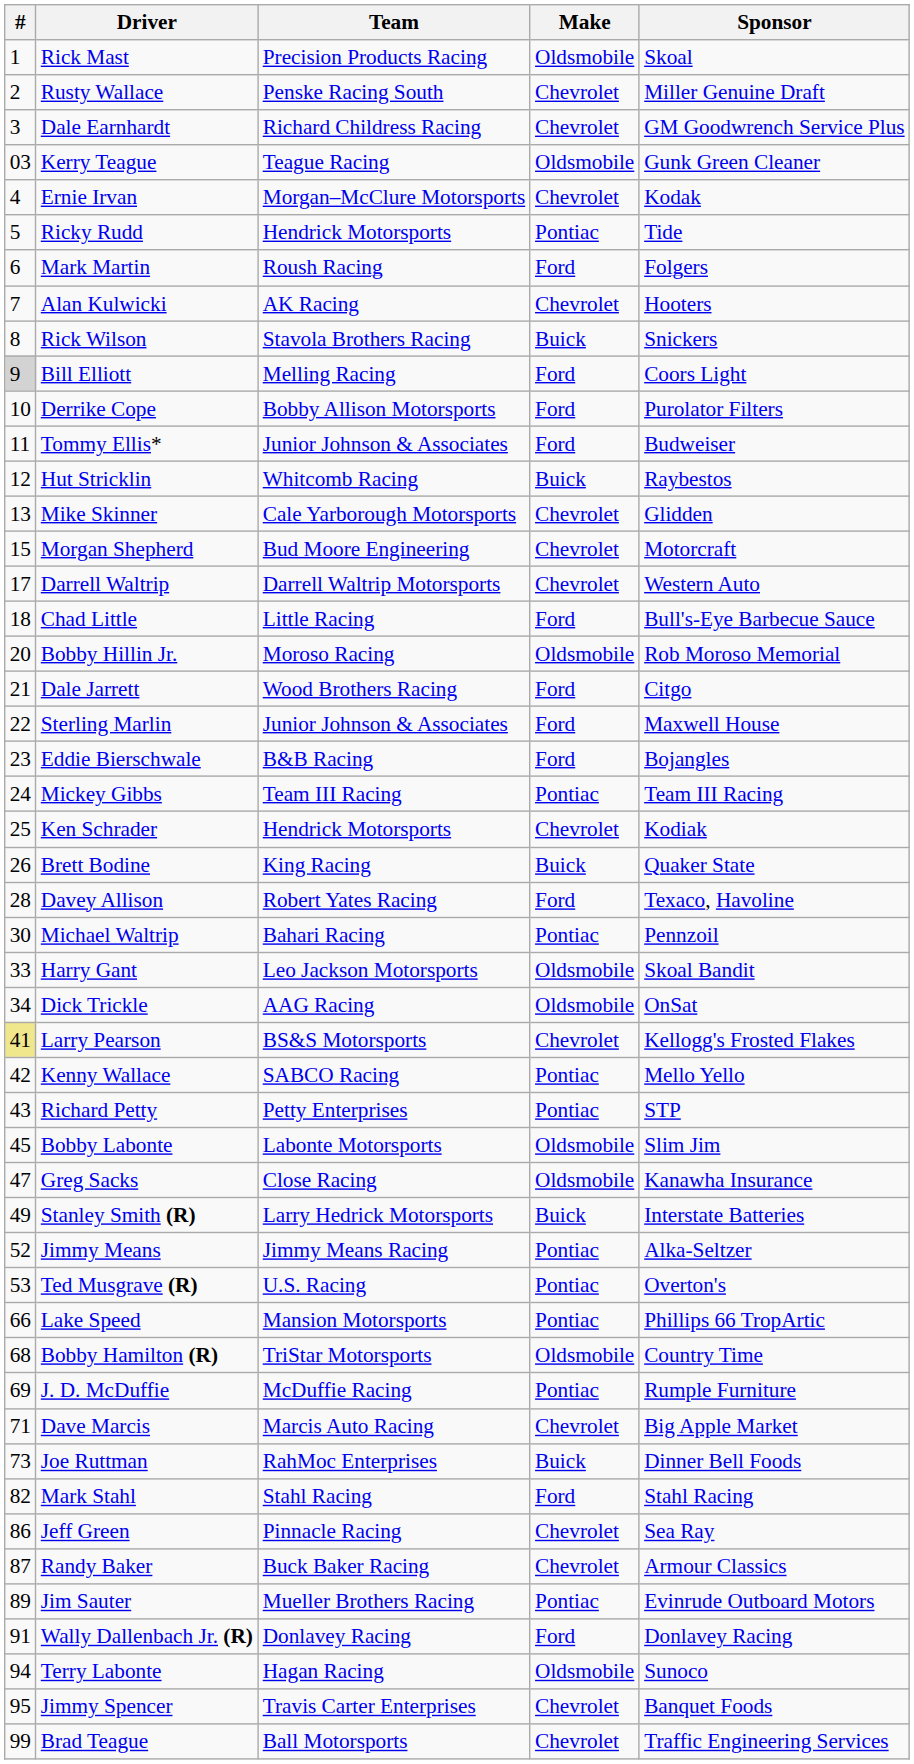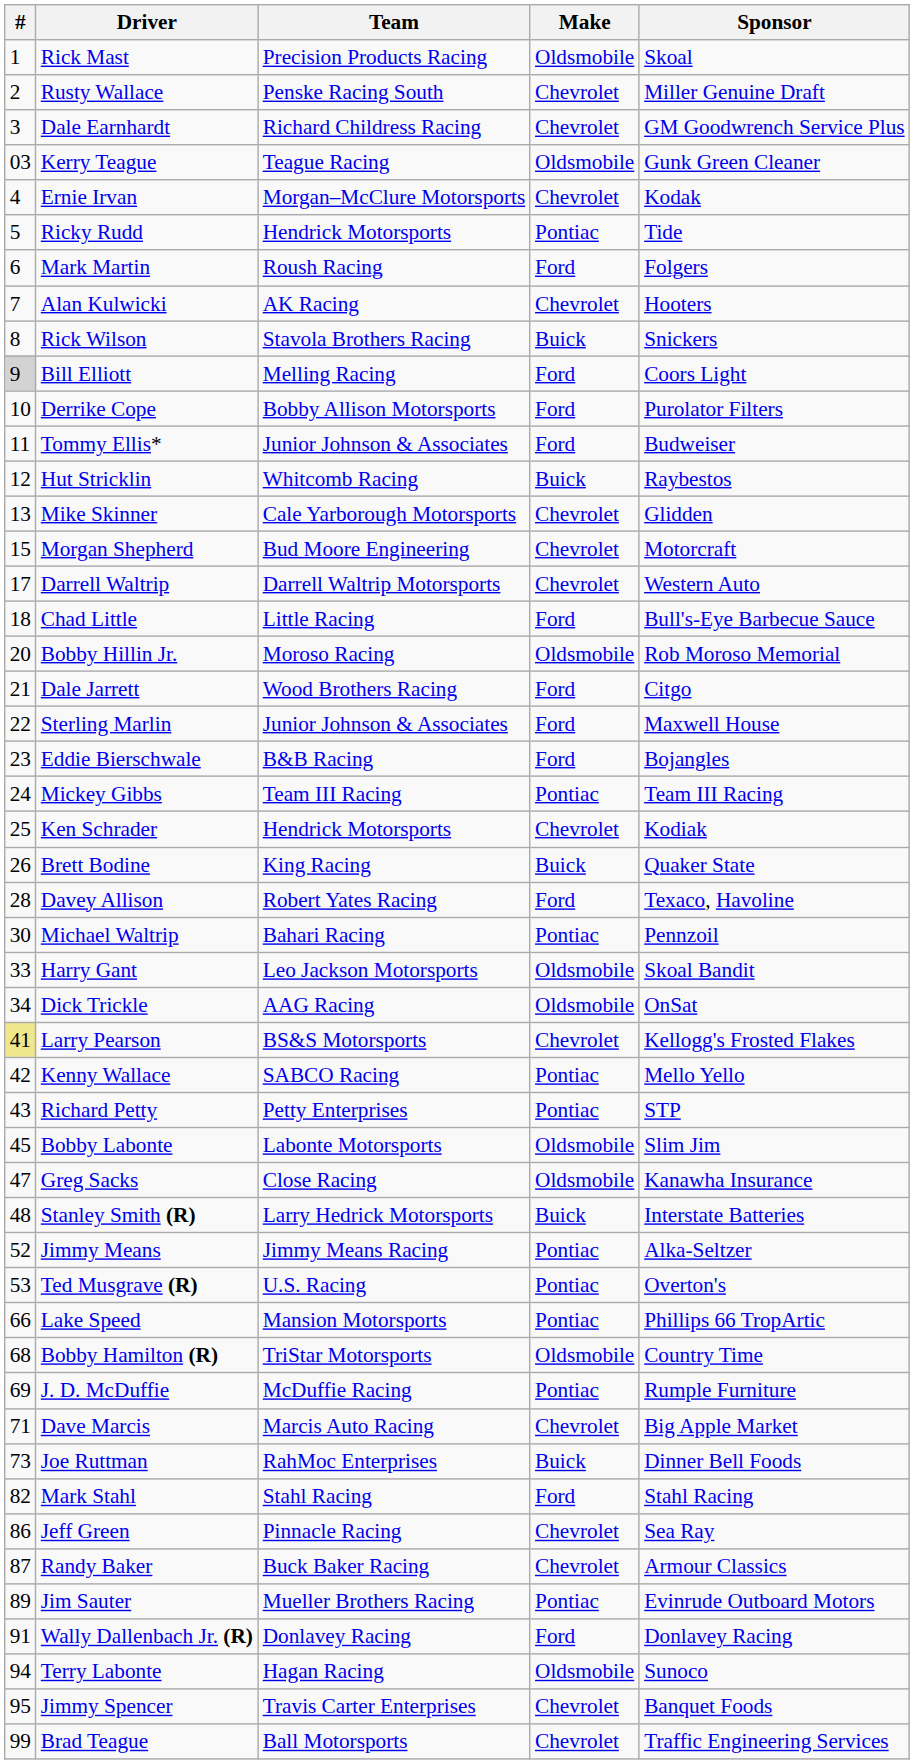(20, 1215) 49 -> (20, 1215) 48
